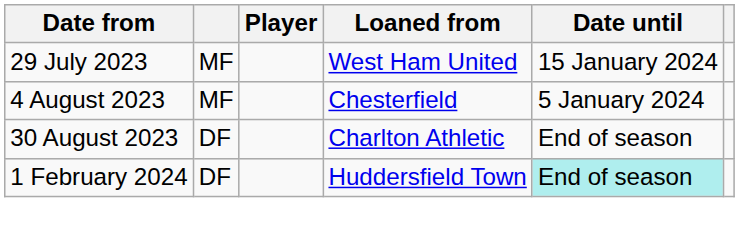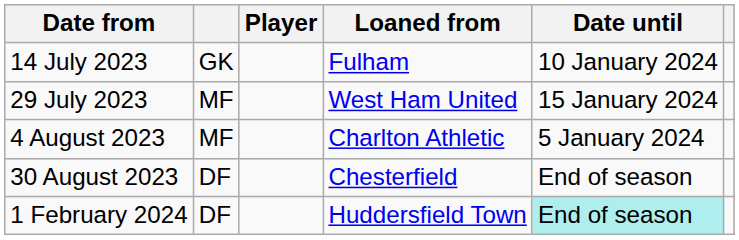+ row: (79, 61)
(393, 100) Chesterfield -> (416, 138) Charlton Athletic
(416, 138) Charlton Athletic -> (393, 176) Chesterfield
